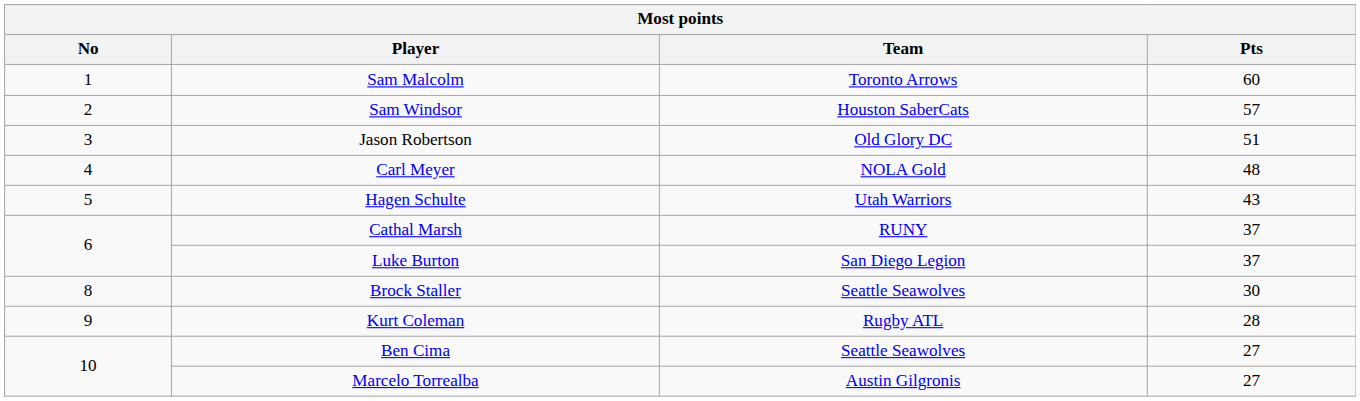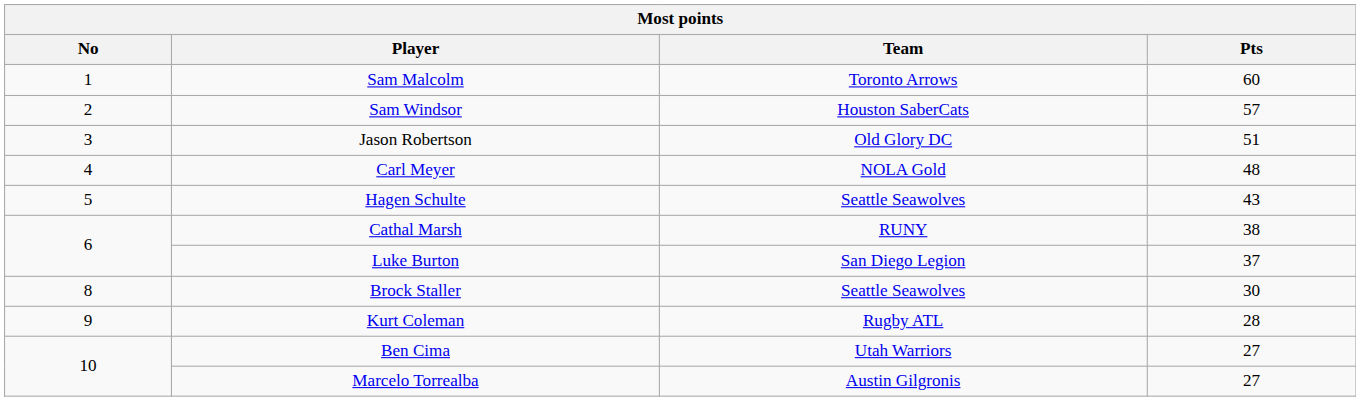(903, 200) Utah Warriors -> (903, 200) Seattle Seawolves
(1251, 230) 37 -> (1251, 230) 38
(903, 350) Seattle Seawolves -> (903, 350) Utah Warriors
